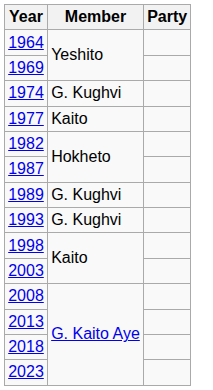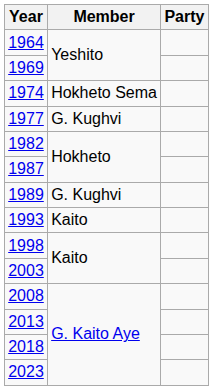(86, 93) G. Kughvi -> (104, 93) Hokheto Sema
(69, 118) Kaito -> (86, 118) G. Kughvi
(86, 220) G. Kughvi -> (69, 220) Kaito
